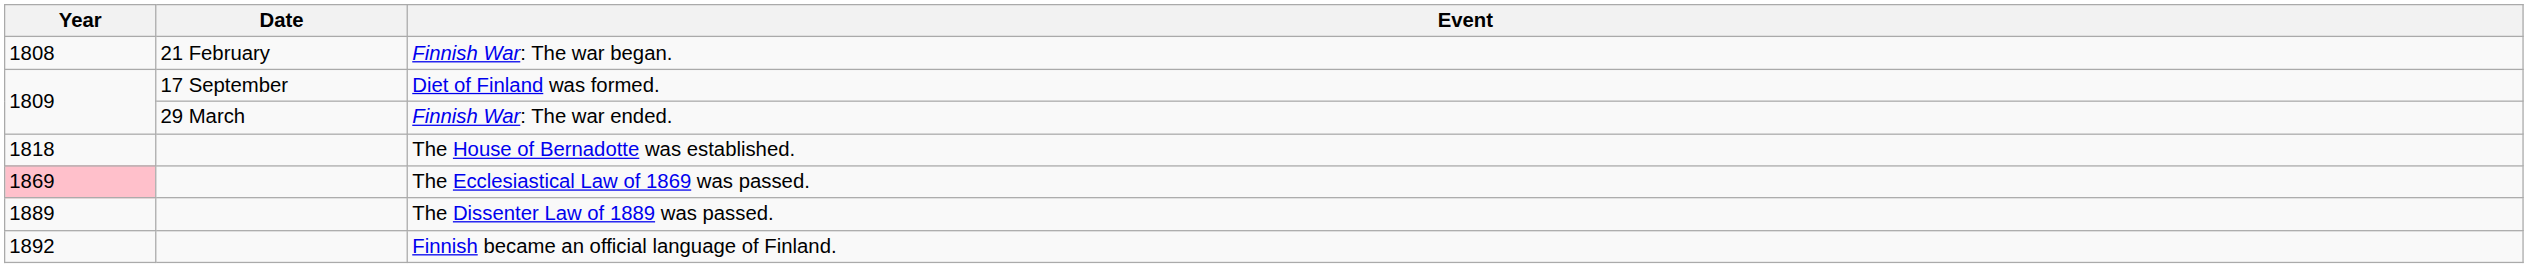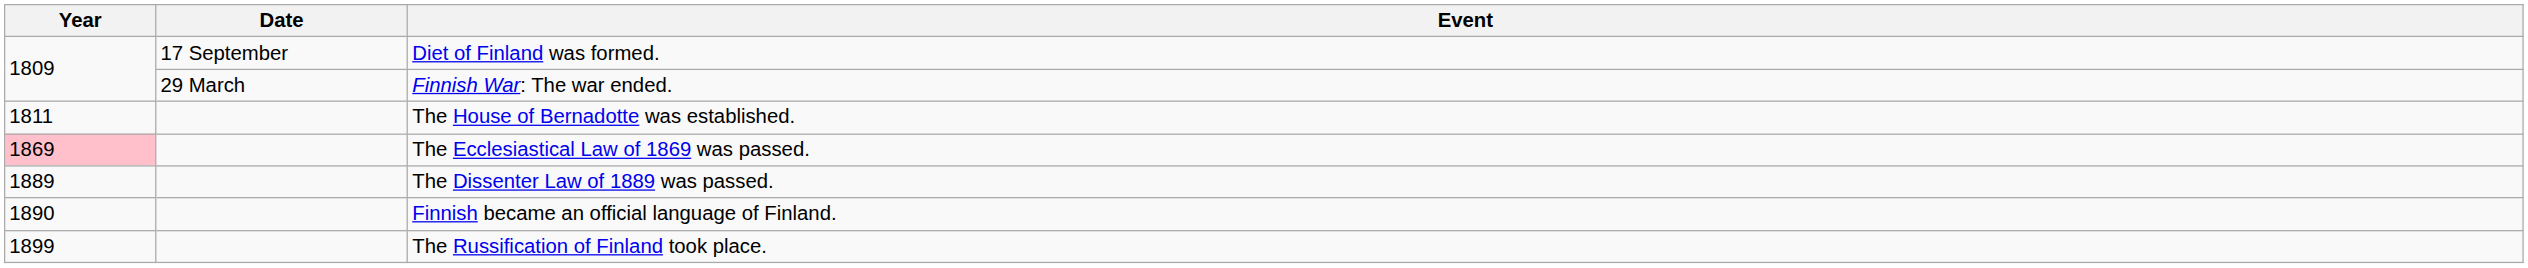- row: (542, 52)
(32, 149) 1818 -> (31, 117) 1811
(32, 246) 1892 -> (32, 213) 1890
+ row: (590, 246)
